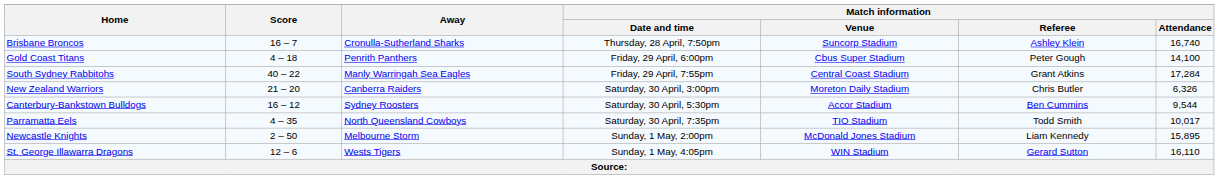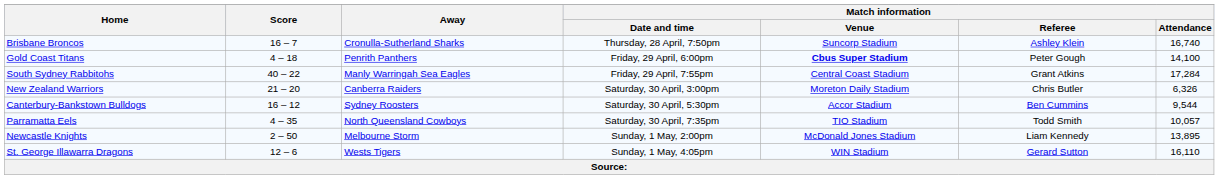(860, 58) normal -> (860, 58) bold
(1185, 120) 10,017 -> (1185, 120) 10,057
(1185, 136) 15,895 -> (1185, 136) 13,895
